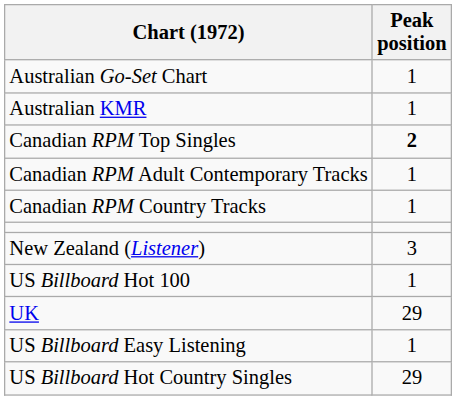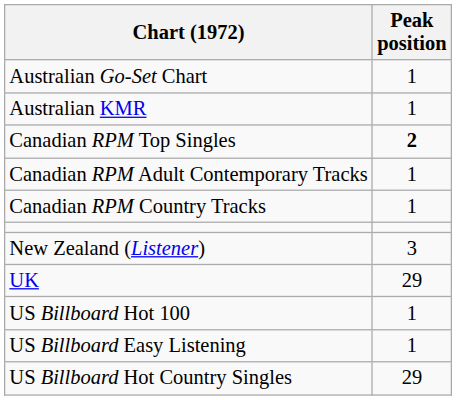rows swapped: (24, 313) <-> (100, 280)
